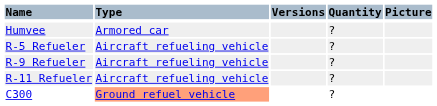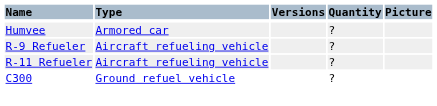- row: (45, 46)
(165, 94) lightsalmon background -> (165, 78) no background
